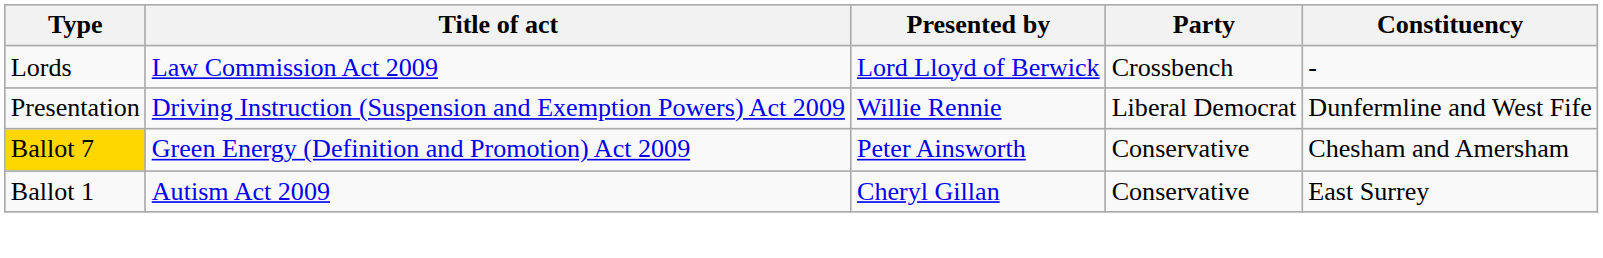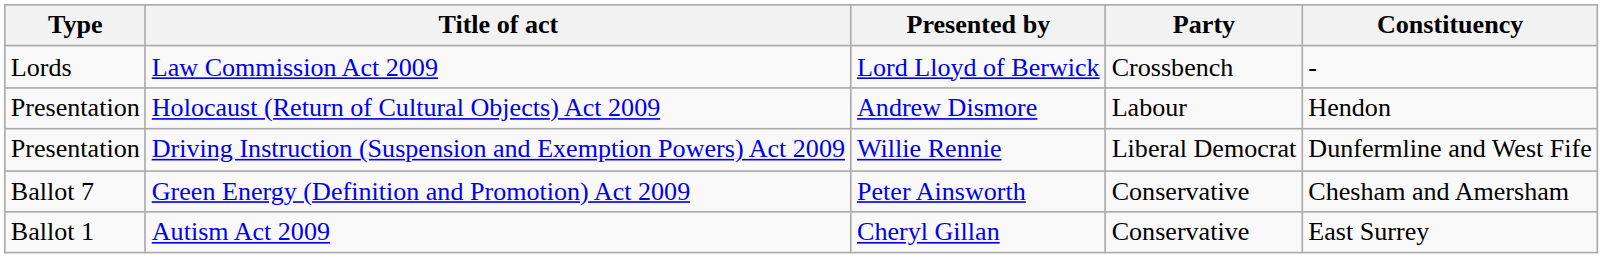+ row: (406, 107)
(52, 149) gold background -> (52, 190) no background
